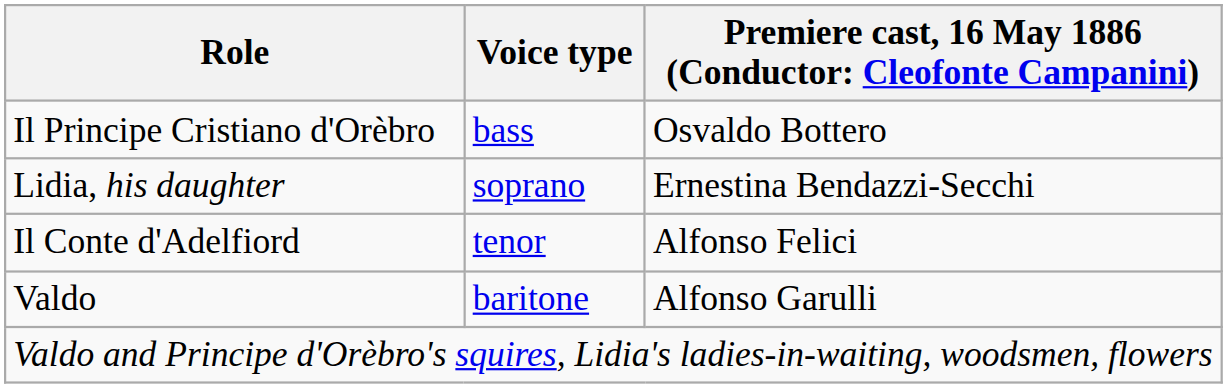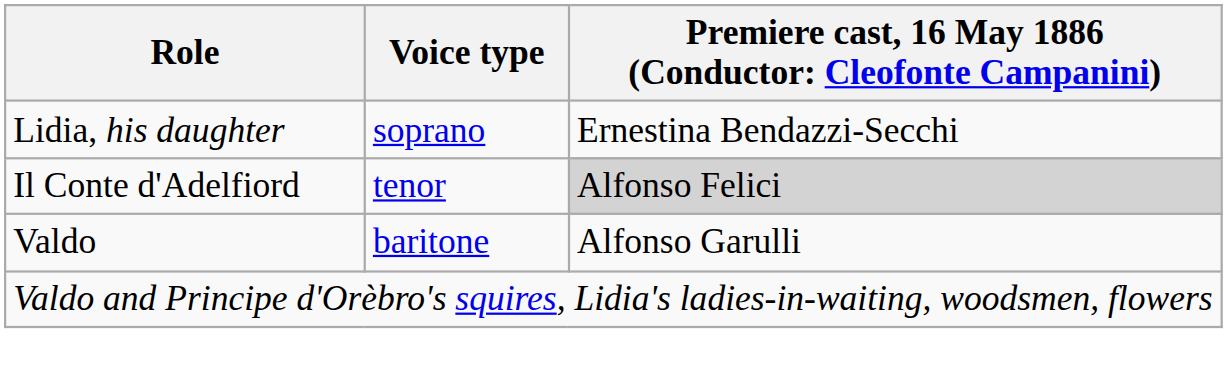- row: (224, 128)
(755, 241) no background -> (679, 185) lightgrey background
